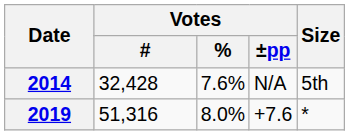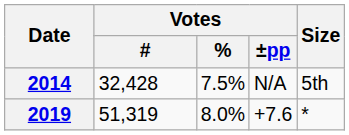(223, 82) 7.6% -> (223, 82) 7.5%
(128, 113) 51,316 -> (128, 113) 51,319
